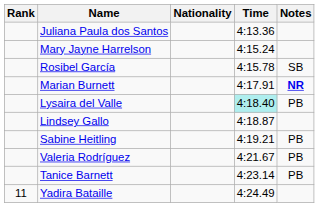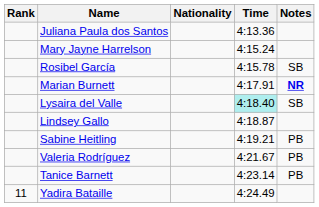(296, 103) PB -> (296, 103) SB
